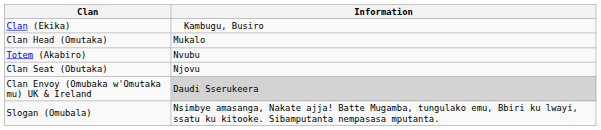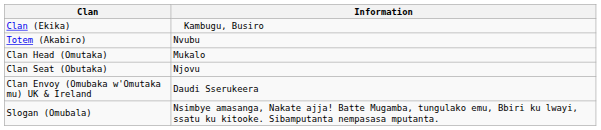rows swapped: (46, 55) <-> (57, 40)
(216, 89) lightgrey background -> (216, 89) no background
